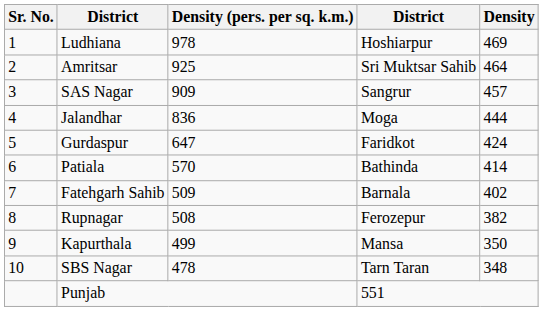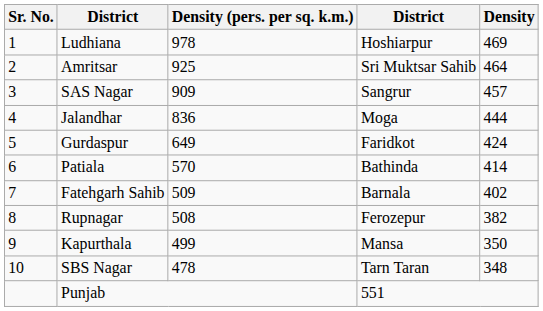(184, 142) 647 -> (184, 142) 649
